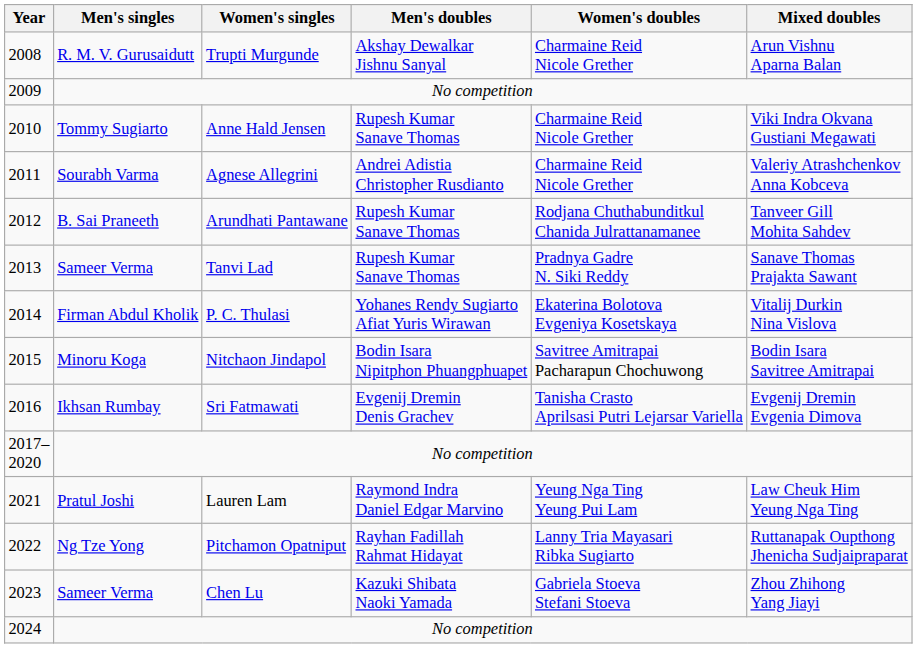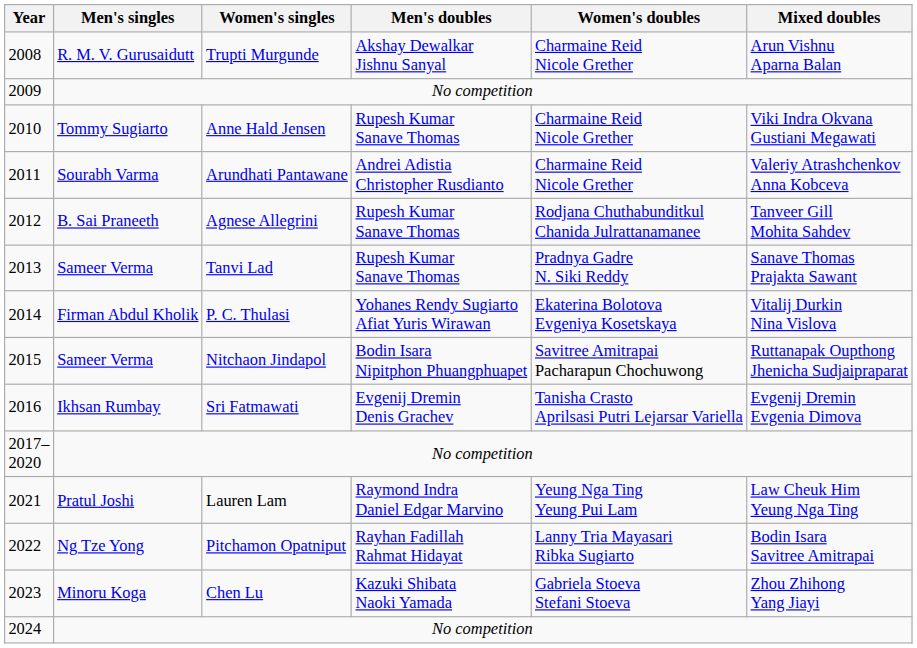(262, 175) Agnese Allegrini -> (277, 175) Arundhati Pantawane
(277, 221) Arundhati Pantawane -> (262, 221) Agnese Allegrini
(102, 360) Minoru Koga -> (105, 360) Sameer Verma
(812, 360) Bodin Isara Savitree Amitrapai -> (829, 360) Ruttanapak Oupthong Jhenicha Sudjaipraparat
(829, 546) Ruttanapak Oupthong Jhenicha Sudjaipraparat -> (812, 546) Bodin Isara Savitree Amitrapai
(105, 593) Sameer Verma -> (102, 593) Minoru Koga
